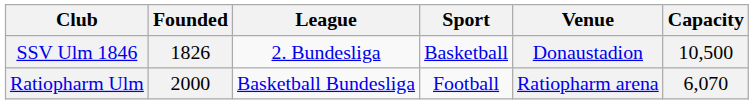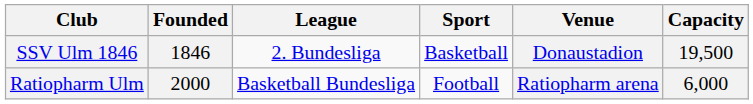(190, 51) 1826 -> (190, 51) 1846
(706, 51) 10,500 -> (706, 51) 19,500
(706, 83) 6,070 -> (706, 83) 6,000
